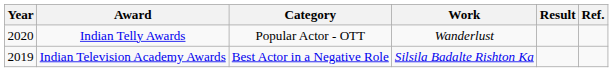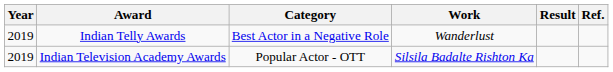(21, 35) 2020 -> (21, 35) 2019
(310, 35) Popular Actor - OTT -> (310, 35) Best Actor in a Negative Role
(310, 56) Best Actor in a Negative Role -> (310, 56) Popular Actor - OTT
